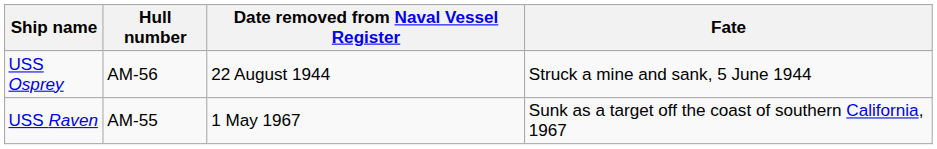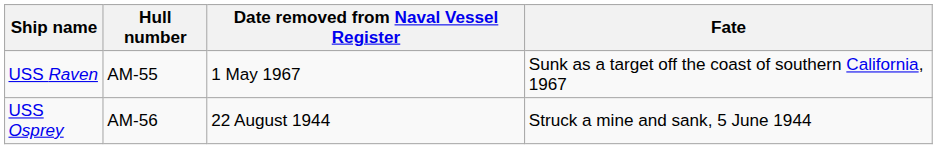rows swapped: (53, 120) <-> (36, 74)
